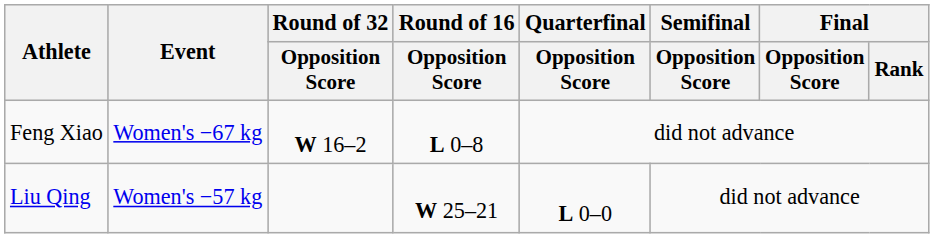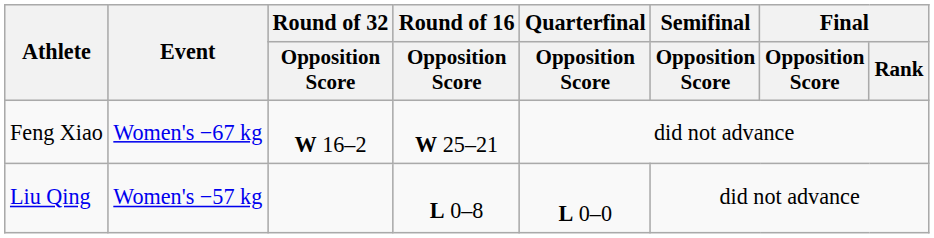(457, 145) L 0–8 -> (457, 145) W 25–21
(457, 210) W 25–21 -> (457, 210) L 0–8
